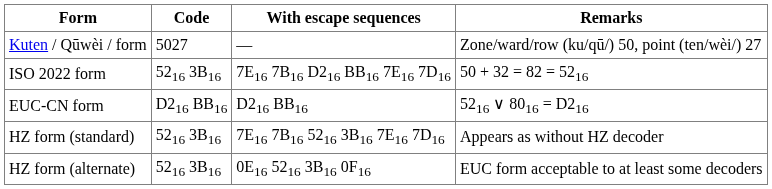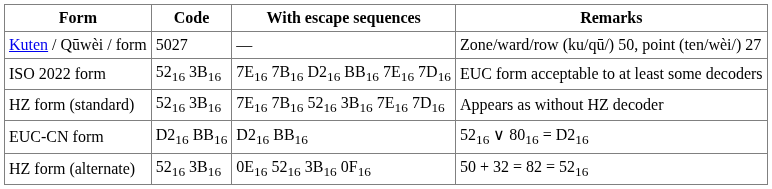(524, 74) 50 + 32 = 82 = 5216 -> (611, 74) EUC form acceptable to at least some decoders
rows swapped: (56, 105) <-> (72, 137)
(611, 168) EUC form acceptable to at least some decoders -> (524, 168) 50 + 32 = 82 = 5216
